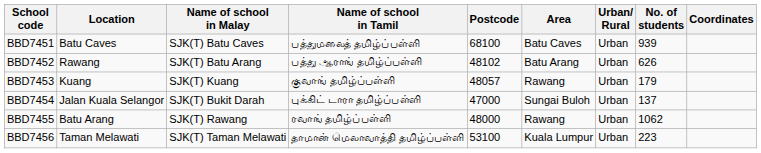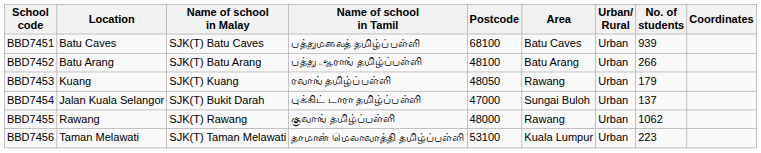(79, 62) Rawang -> (87, 62) Batu Arang
(485, 62) 48102 -> (485, 62) 48100
(647, 62) 626 -> (647, 62) 266
(343, 80) குவாங் தமிழ்ப்பள்ளி -> (341, 80) ரவாங் தமிழ்ப்பள்ளி
(485, 81) 48057 -> (485, 81) 48050
(87, 119) Batu Arang -> (79, 119) Rawang
(341, 118) ரவாங் தமிழ்ப்பள்ளி -> (343, 118) குவாங் தமிழ்ப்பள்ளி
